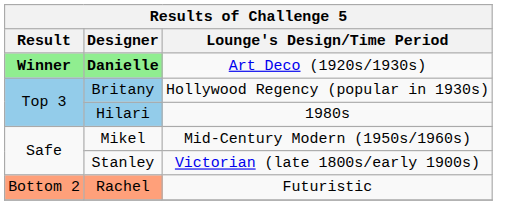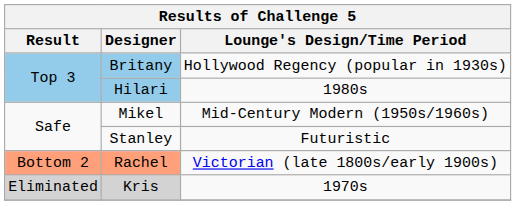- row: (123, 65)
(327, 163) Victorian (late 1800s/early 1900s) -> (345, 139) Futuristic
(327, 187) Futuristic -> (345, 163) Victorian (late 1800s/early 1900s)
+ row: (141, 187)
